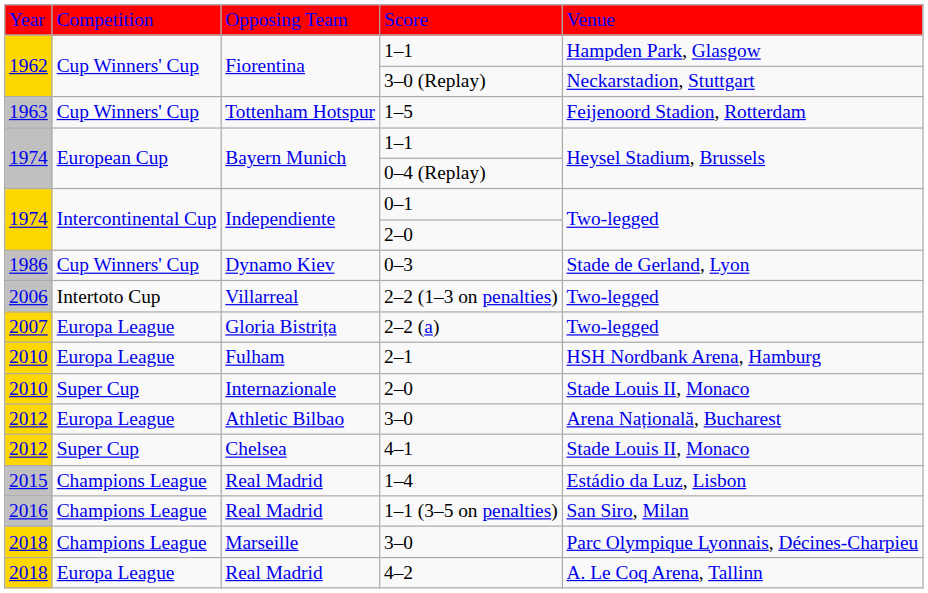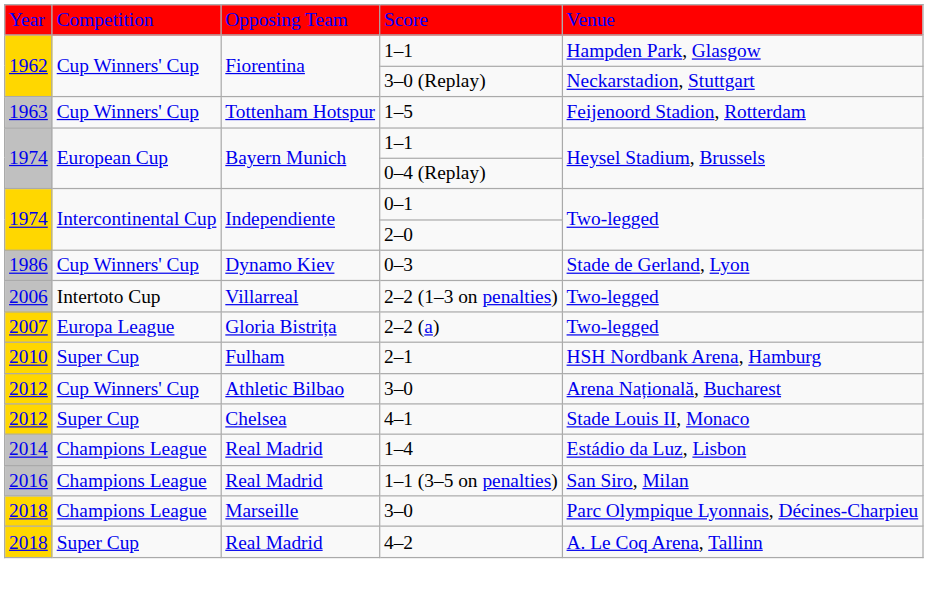(116, 357) Europa League -> (98, 357) Super Cup
- row: (281, 388)
(116, 419) Europa League -> (128, 388) Cup Winners' Cup
(28, 480) 2015 -> (28, 449) 2014
(116, 572) Europa League -> (98, 541) Super Cup
